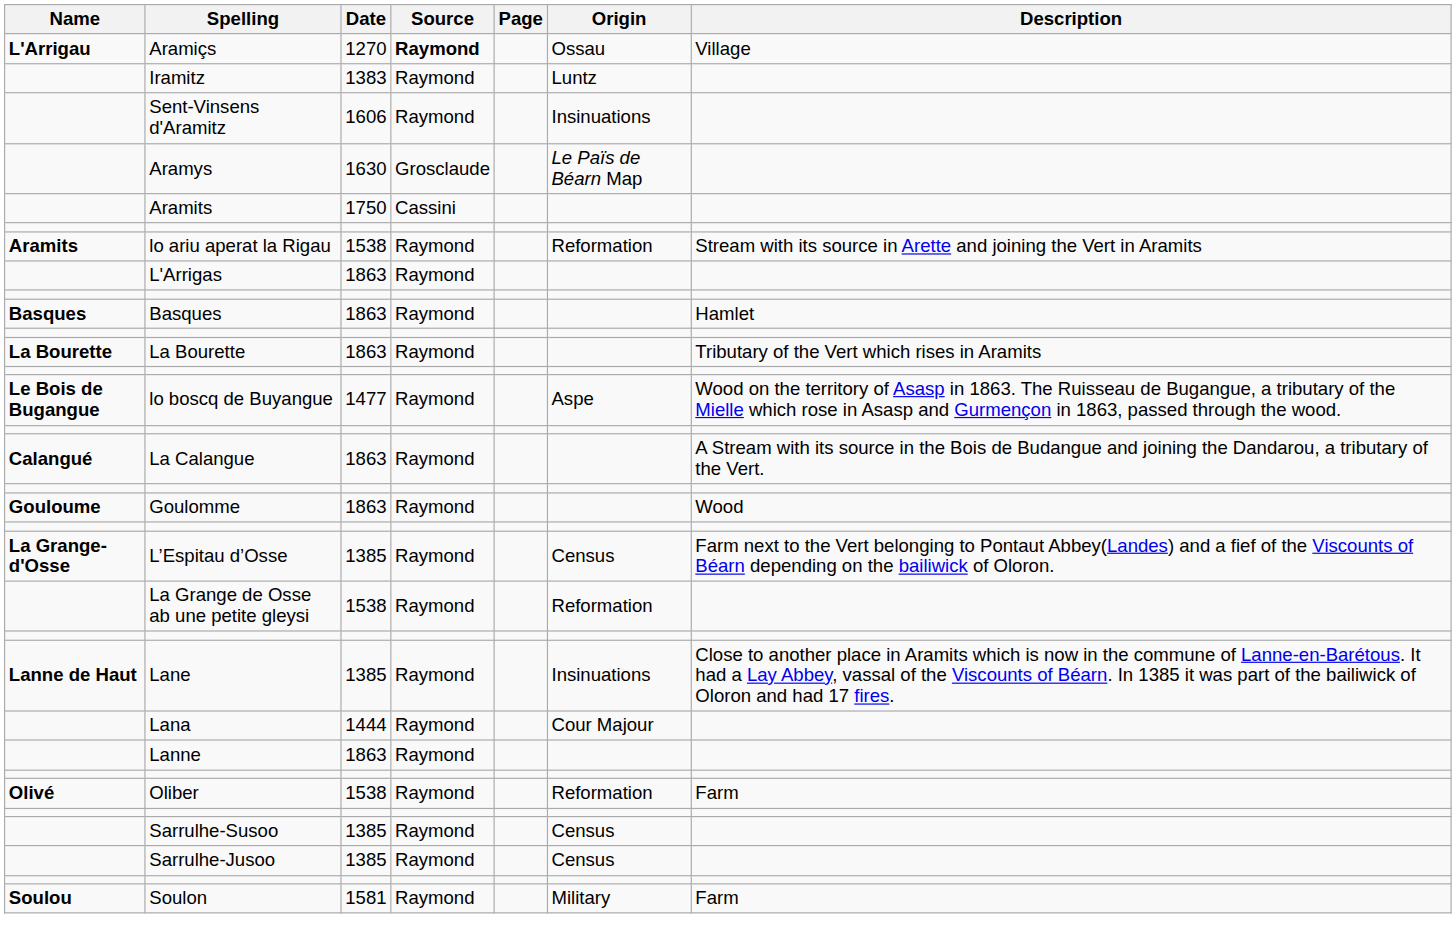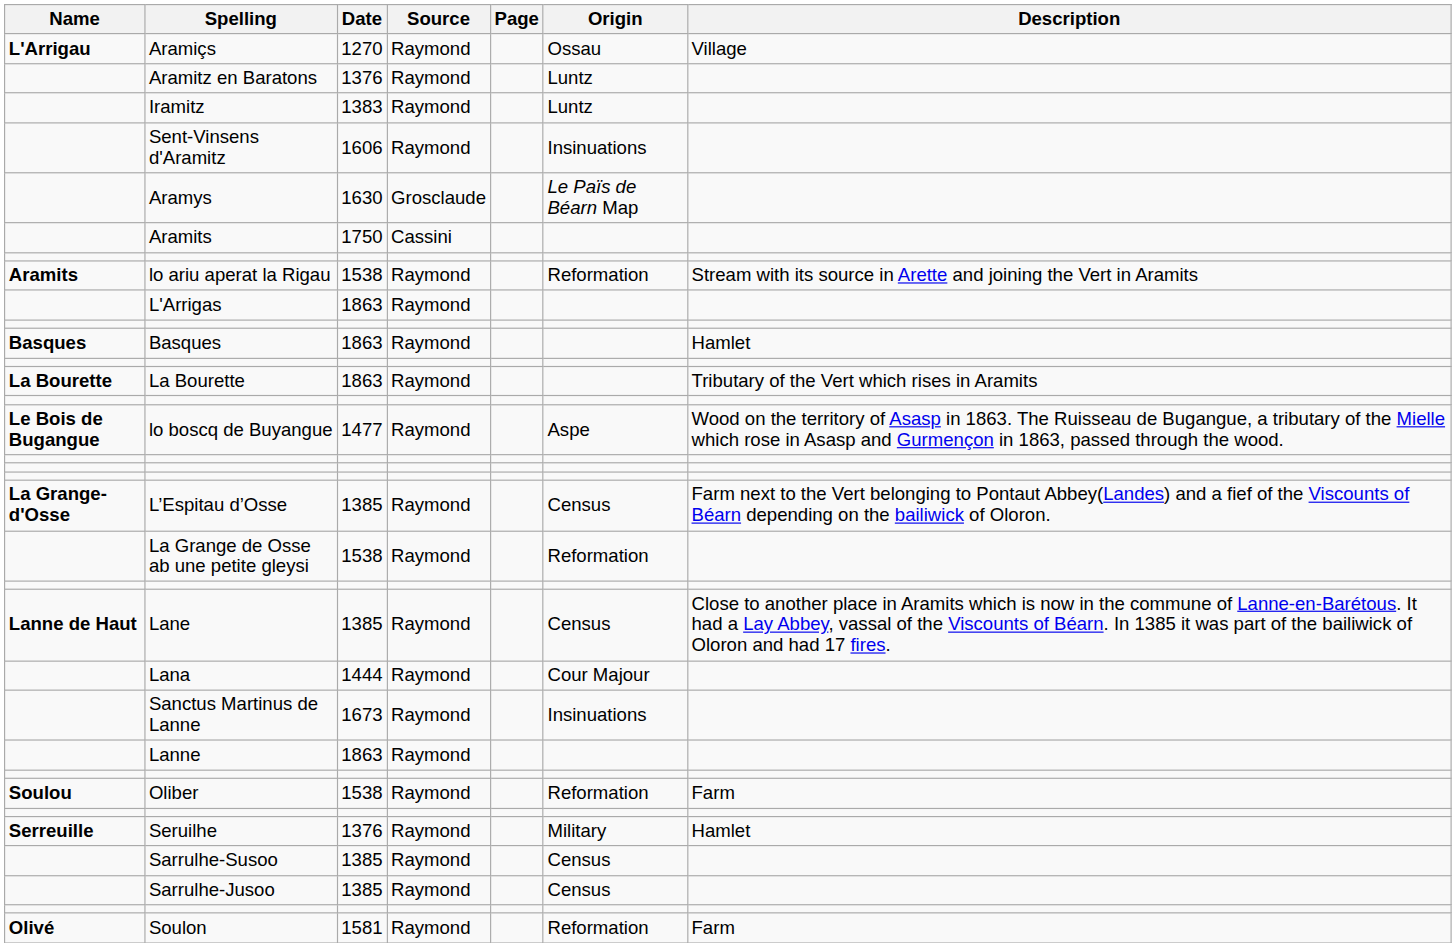(437, 48) bold -> (431, 48) normal
+ row: (233, 78)
- row: (202, 458)
- row: (195, 507)
(601, 675) Insinuations -> (579, 625) Census
+ row: (233, 715)
(32, 793) Olivé -> (40, 793) Soulou
+ row: (183, 831)
(40, 898) Soulou -> (32, 927) Olivé
(581, 898) Military -> (598, 927) Reformation
